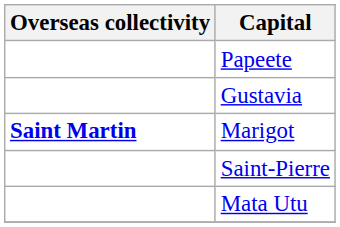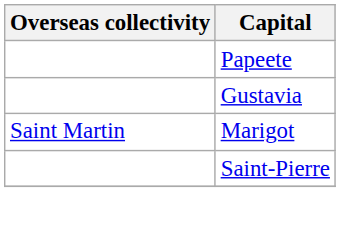(73, 131) bold -> (68, 131) normal
- row: (264, 204)
